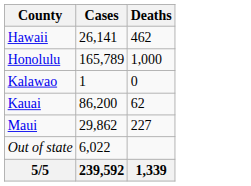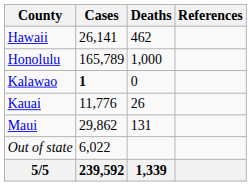+ column: (210, 15)
(83, 81) normal -> (83, 81) bold
(98, 103) 86,200 -> (98, 103) 11,776
(138, 103) 62 -> (138, 103) 26
(141, 125) 227 -> (141, 125) 131
